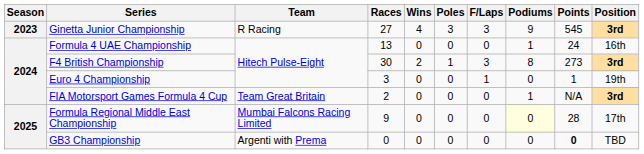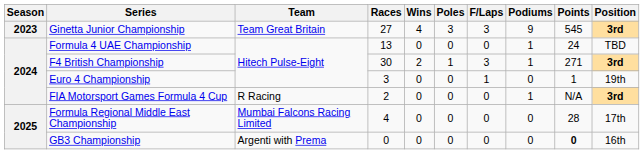(259, 30) R Racing -> (281, 30) Team Great Britain
(615, 46) 16th -> (615, 46) TBD
(530, 63) 8 -> (530, 63) 1
(574, 63) 273 -> (574, 63) 271
(281, 96) Team Great Britain -> (259, 96) R Racing
(386, 119) 9 -> (386, 119) 4
(530, 119) lightyellow background -> (530, 119) no background
(615, 141) TBD -> (615, 141) 16th
